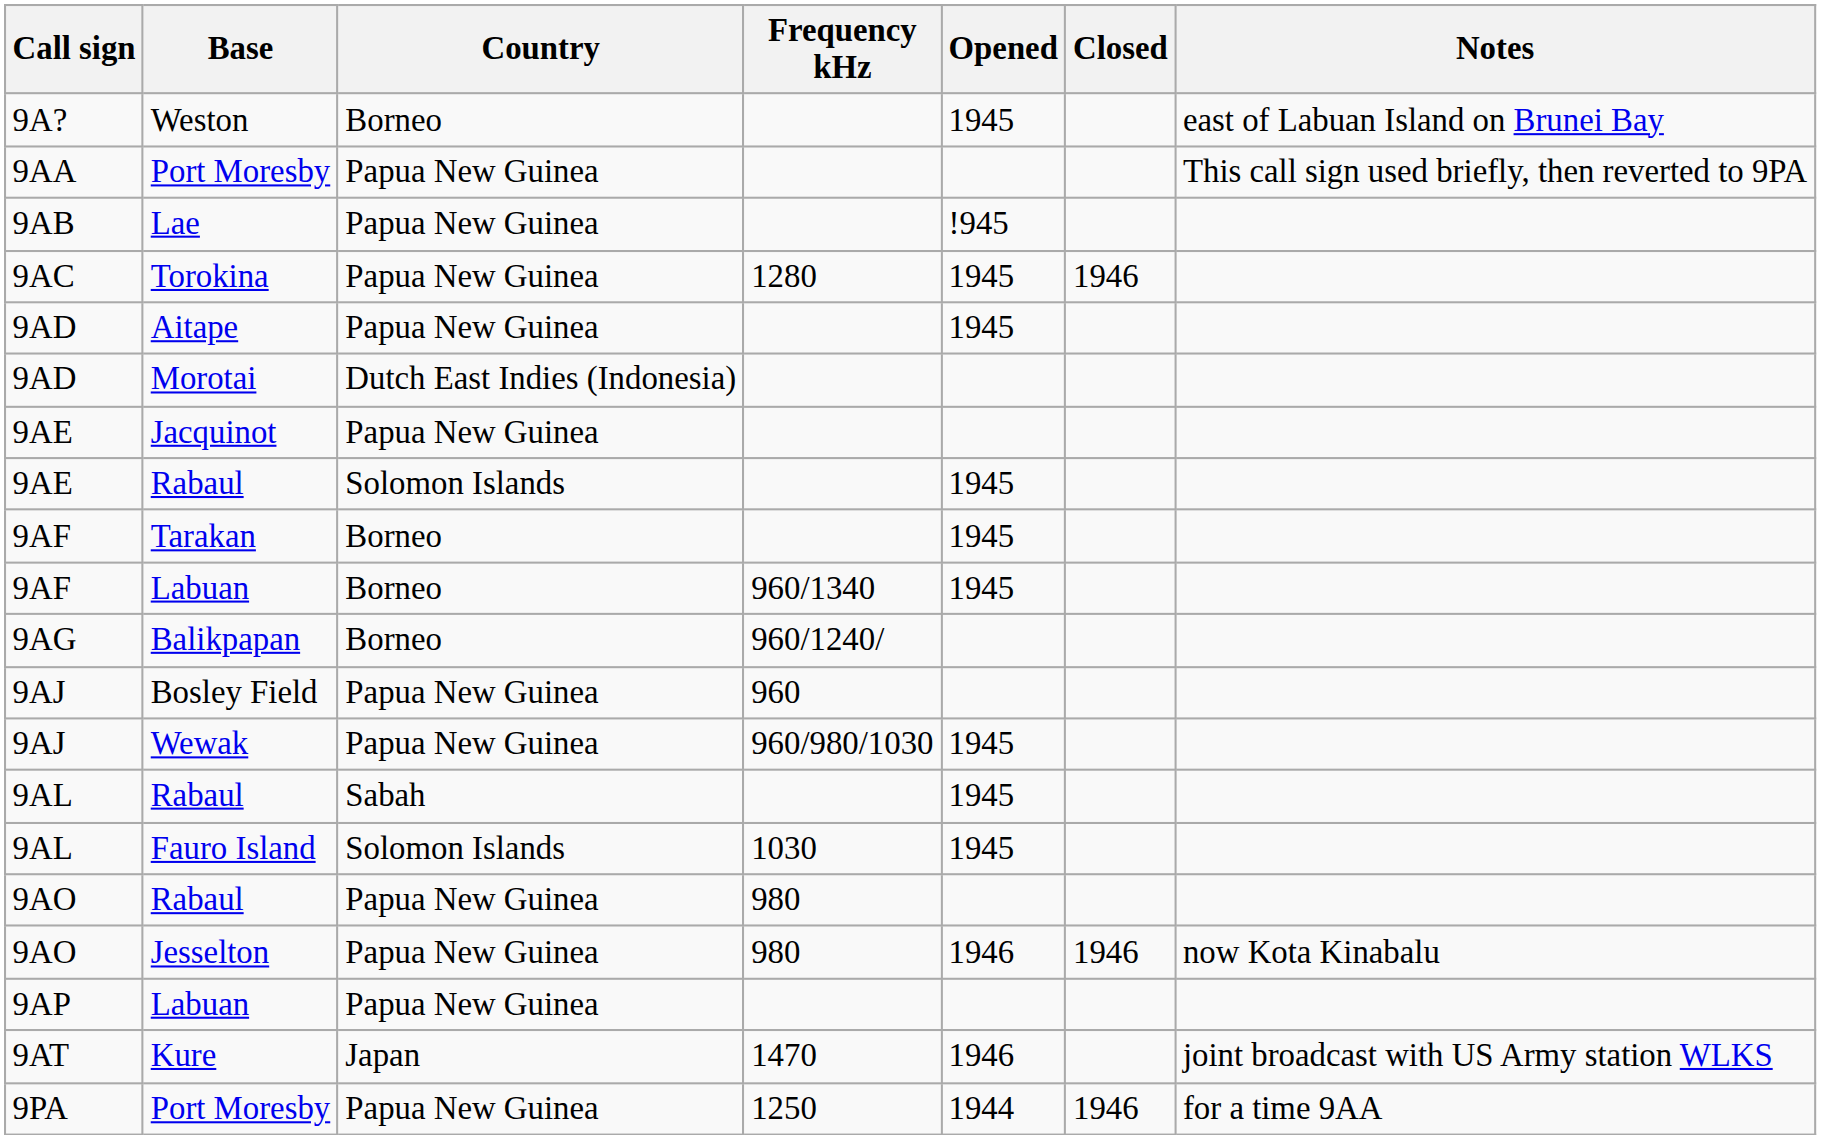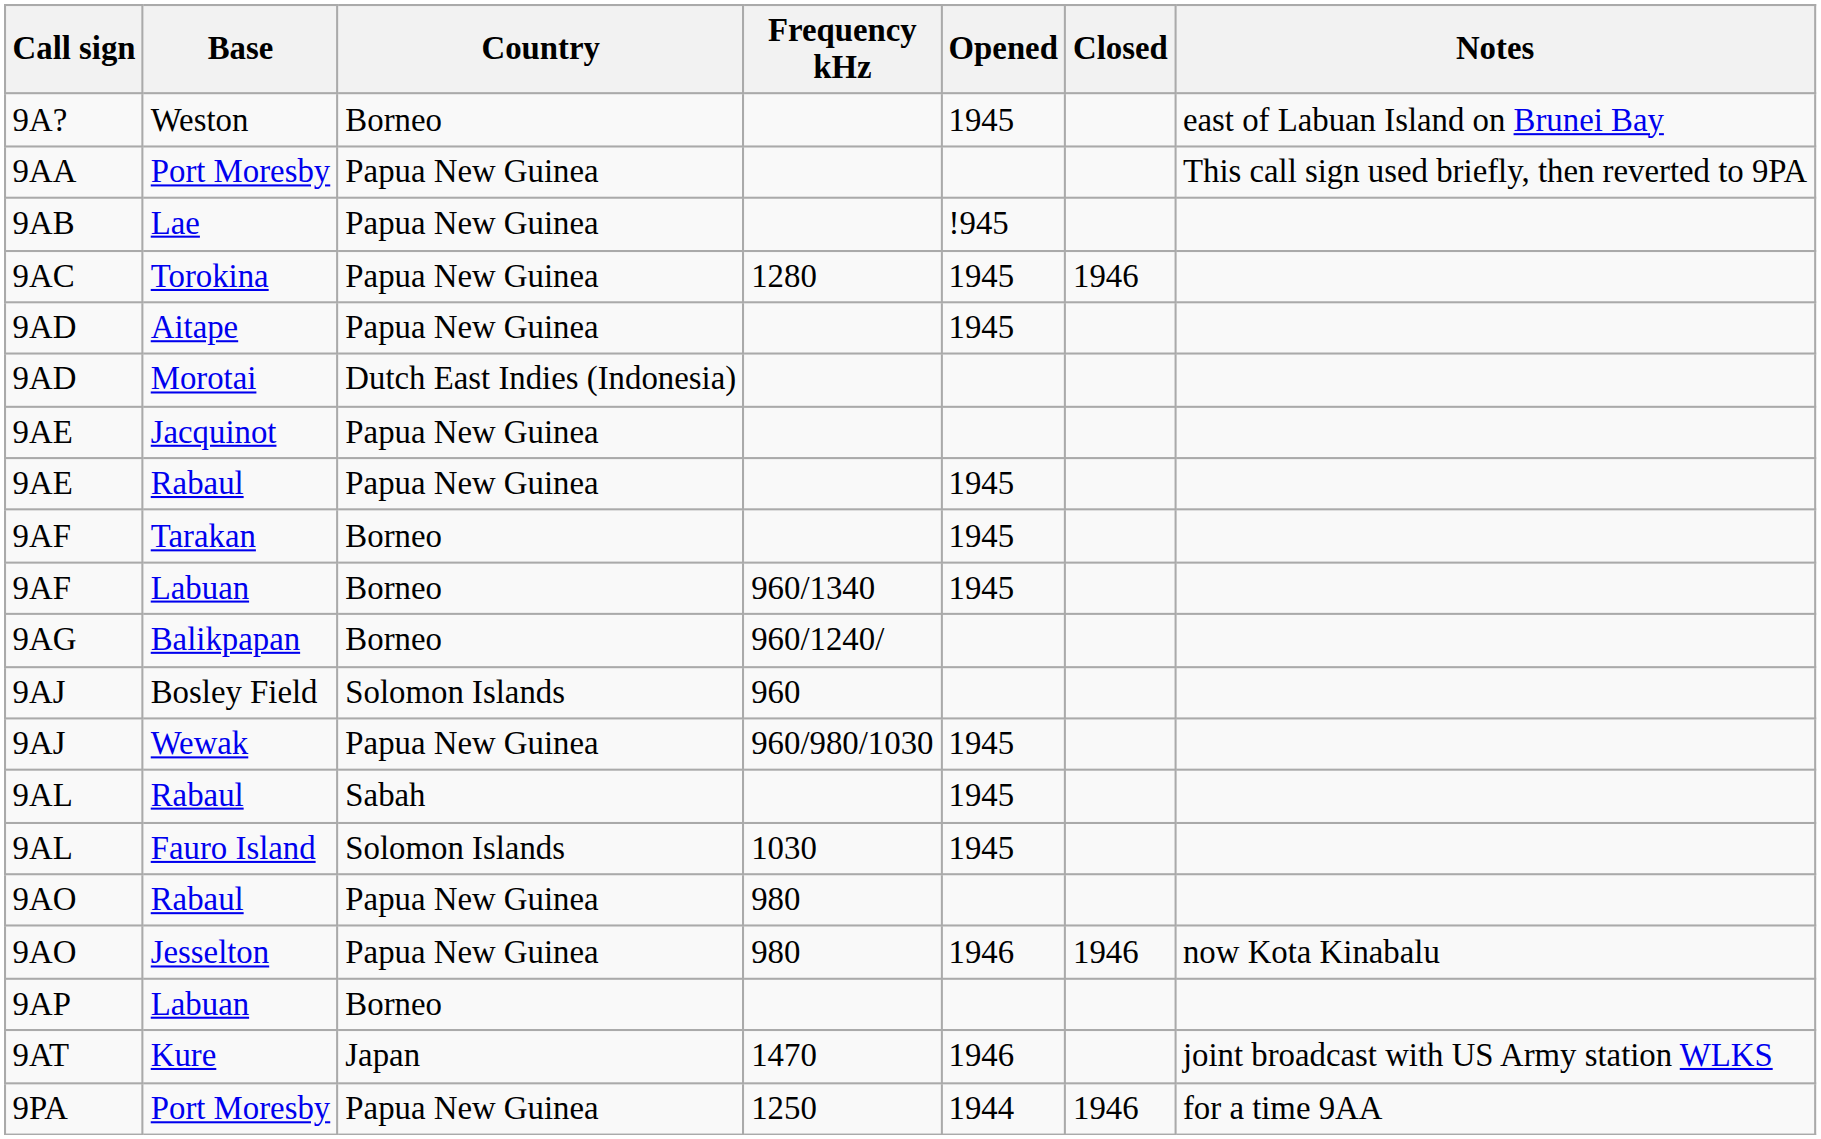(455, 483) Solomon Islands -> (472, 483) Papua New Guinea
(472, 691) Papua New Guinea -> (455, 691) Solomon Islands
(472, 1003) Papua New Guinea -> (394, 1003) Borneo
